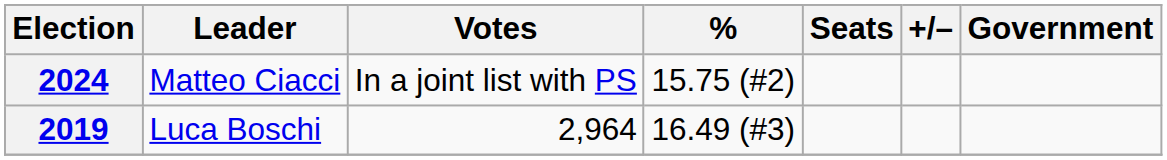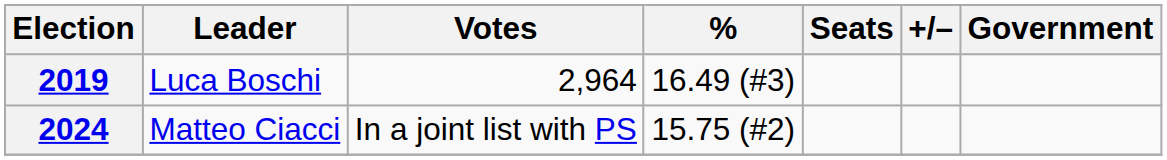rows swapped: (74, 129) <-> (74, 79)
